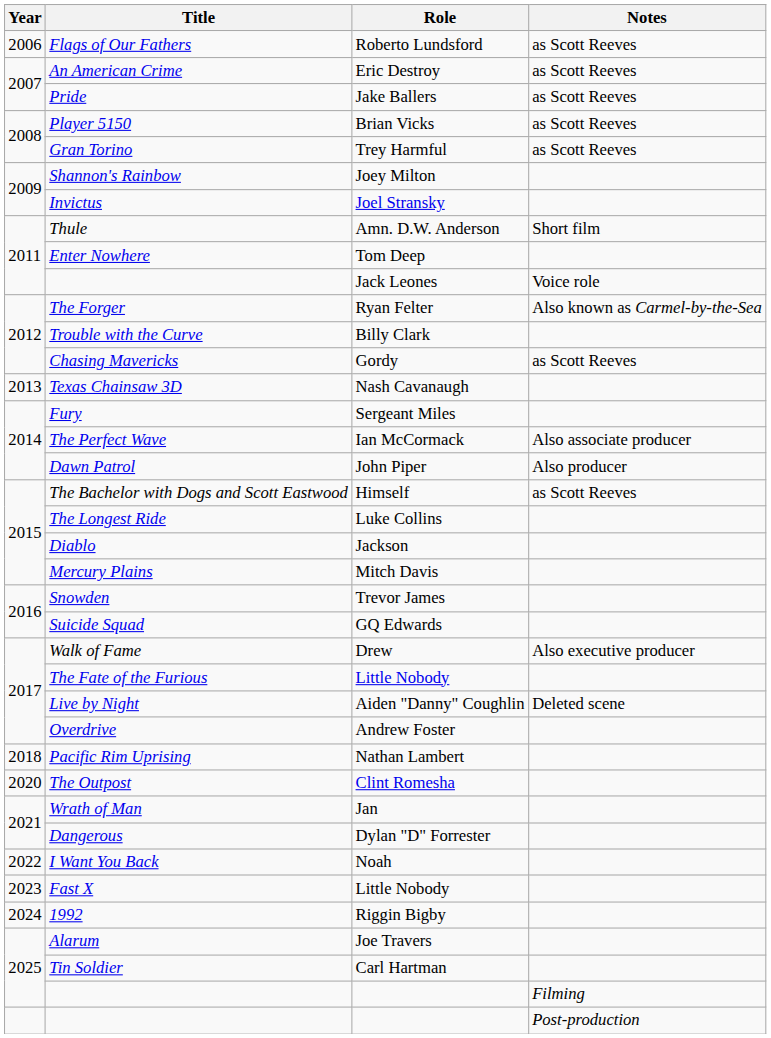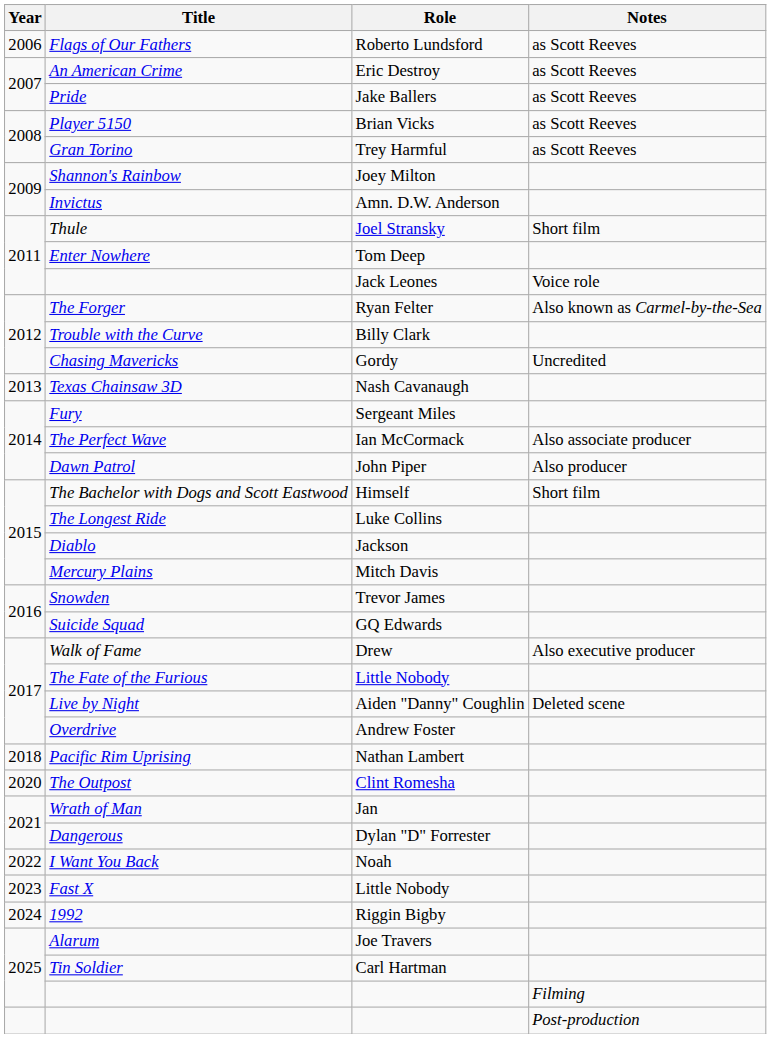(400, 202) Joel Stransky -> (428, 202) Amn. D.W. Anderson
(428, 228) Amn. D.W. Anderson -> (400, 228) Joel Stransky
(584, 360) as Scott Reeves -> (569, 360) Uncredited
(584, 492) as Scott Reeves -> (566, 492) Short film
